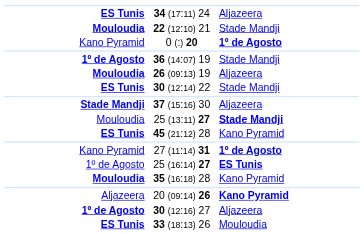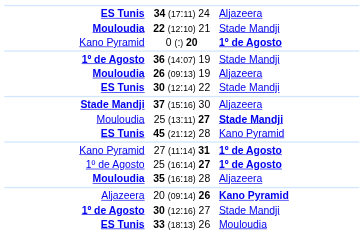(241, 164) ES Tunis -> (250, 164) 1º de Agosto
(252, 179) Kano Pyramid -> (241, 179) Aljazeera
(241, 210) Aljazeera -> (249, 210) Stade Mandji
